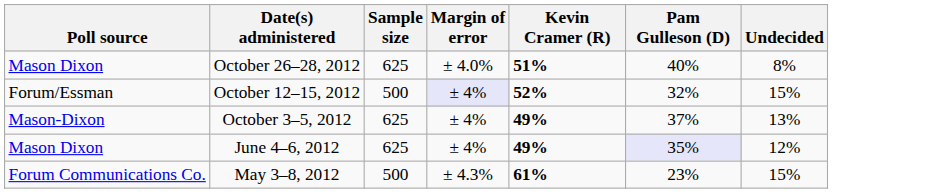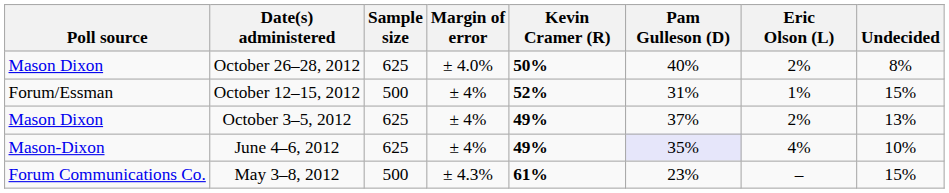+ column: (799, 27)
(530, 65) 51% -> (530, 65) 50%
(468, 92) lavender background -> (468, 92) no background
(683, 92) 32% -> (683, 92) 31%
(57, 119) Mason-Dixon -> (56, 119) Mason Dixon
(56, 147) Mason Dixon -> (57, 147) Mason-Dixon
(784, 147) 12% -> (900, 147) 10%
